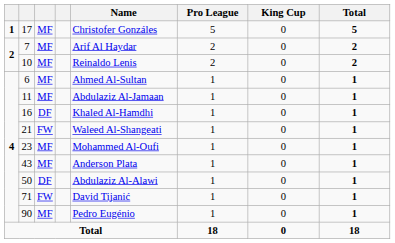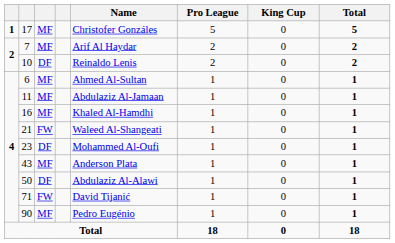(45, 63) MF -> (45, 63) DF
(45, 113) DF -> (45, 113) MF
(45, 146) MF -> (45, 146) DF
